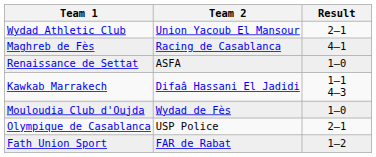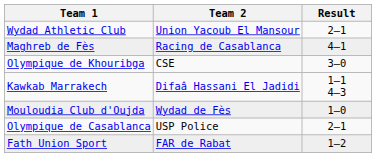+ row: (76, 64)
- row: (73, 64)
